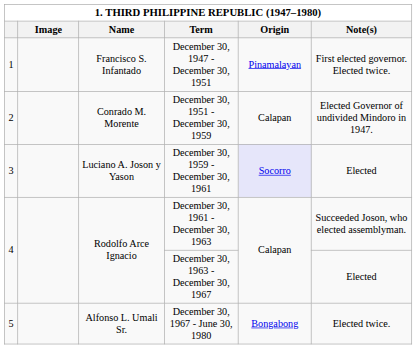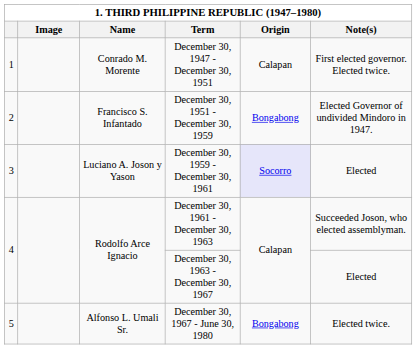(122, 64) Francisco S. Infantado -> (122, 64) Conrado M. Morente
(275, 64) Pinamalayan -> (275, 64) Calapan
(122, 117) Conrado M. Morente -> (122, 117) Francisco S. Infantado
(275, 117) Calapan -> (275, 117) Bongabong
